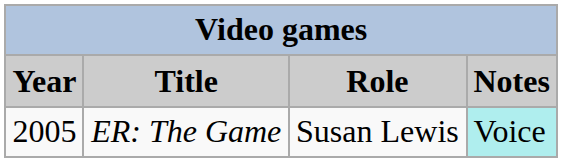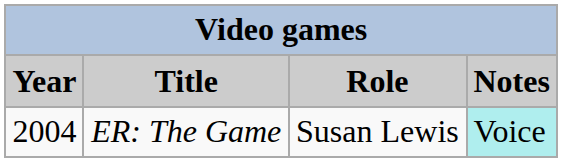(44, 131) 2005 -> (44, 131) 2004
